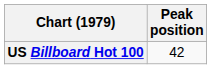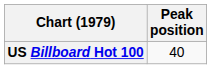(177, 52) 42 -> (177, 52) 40
